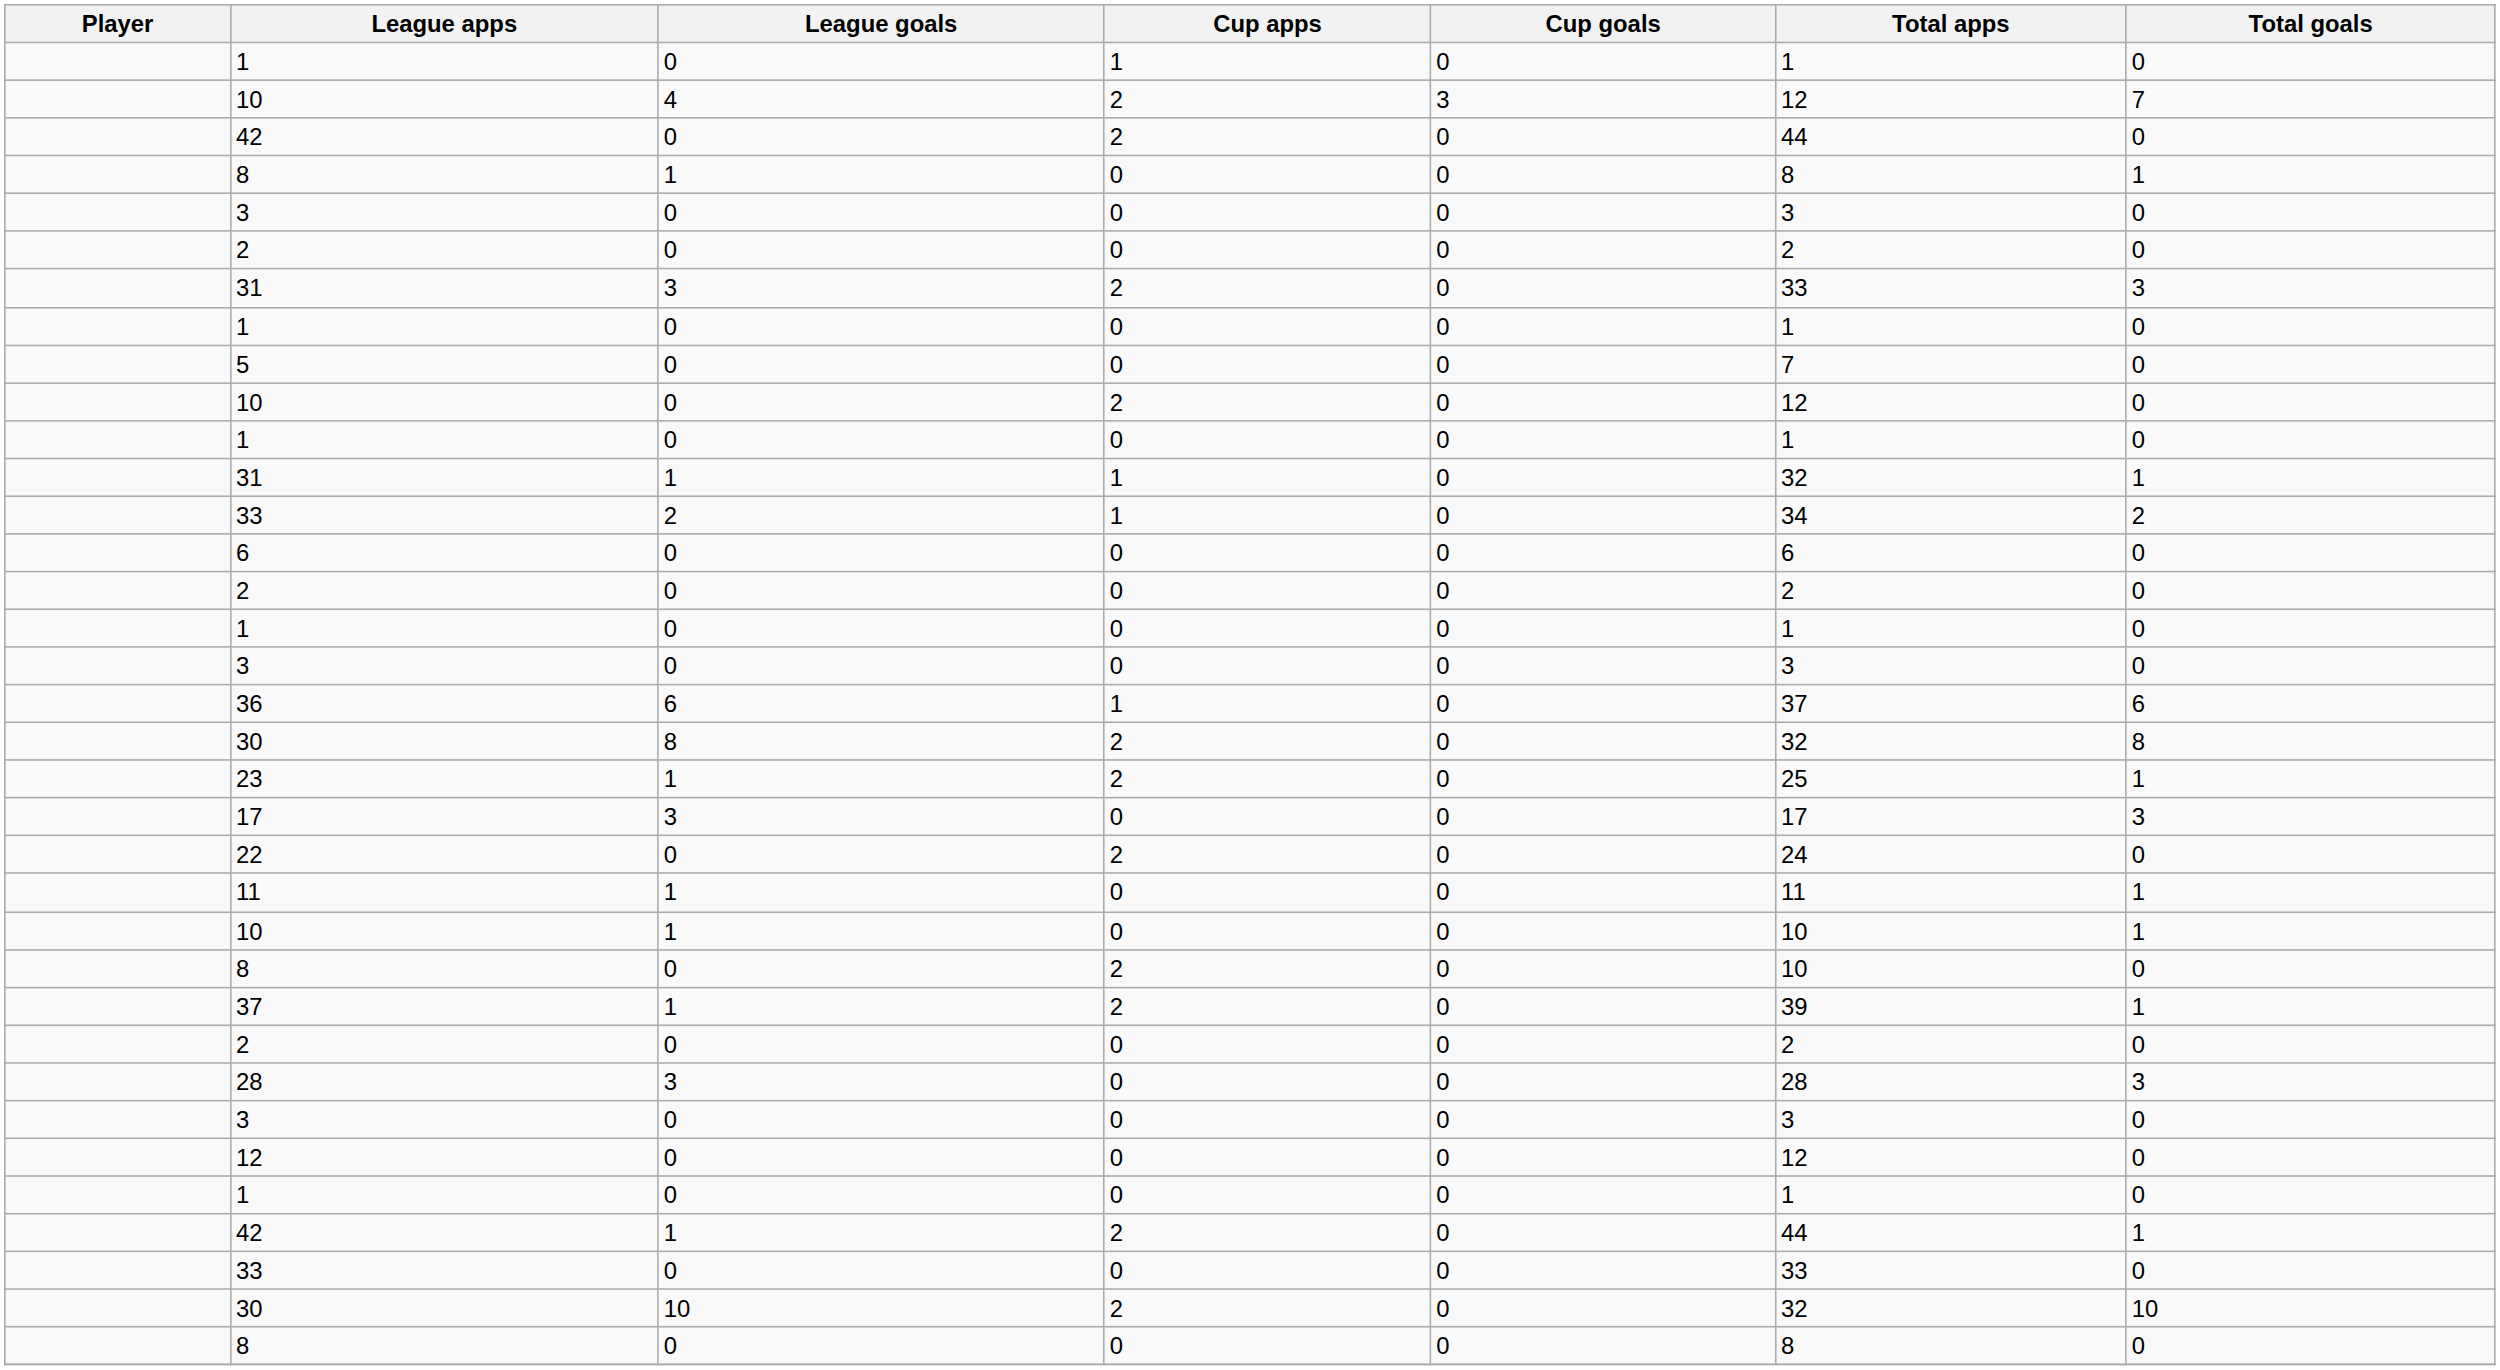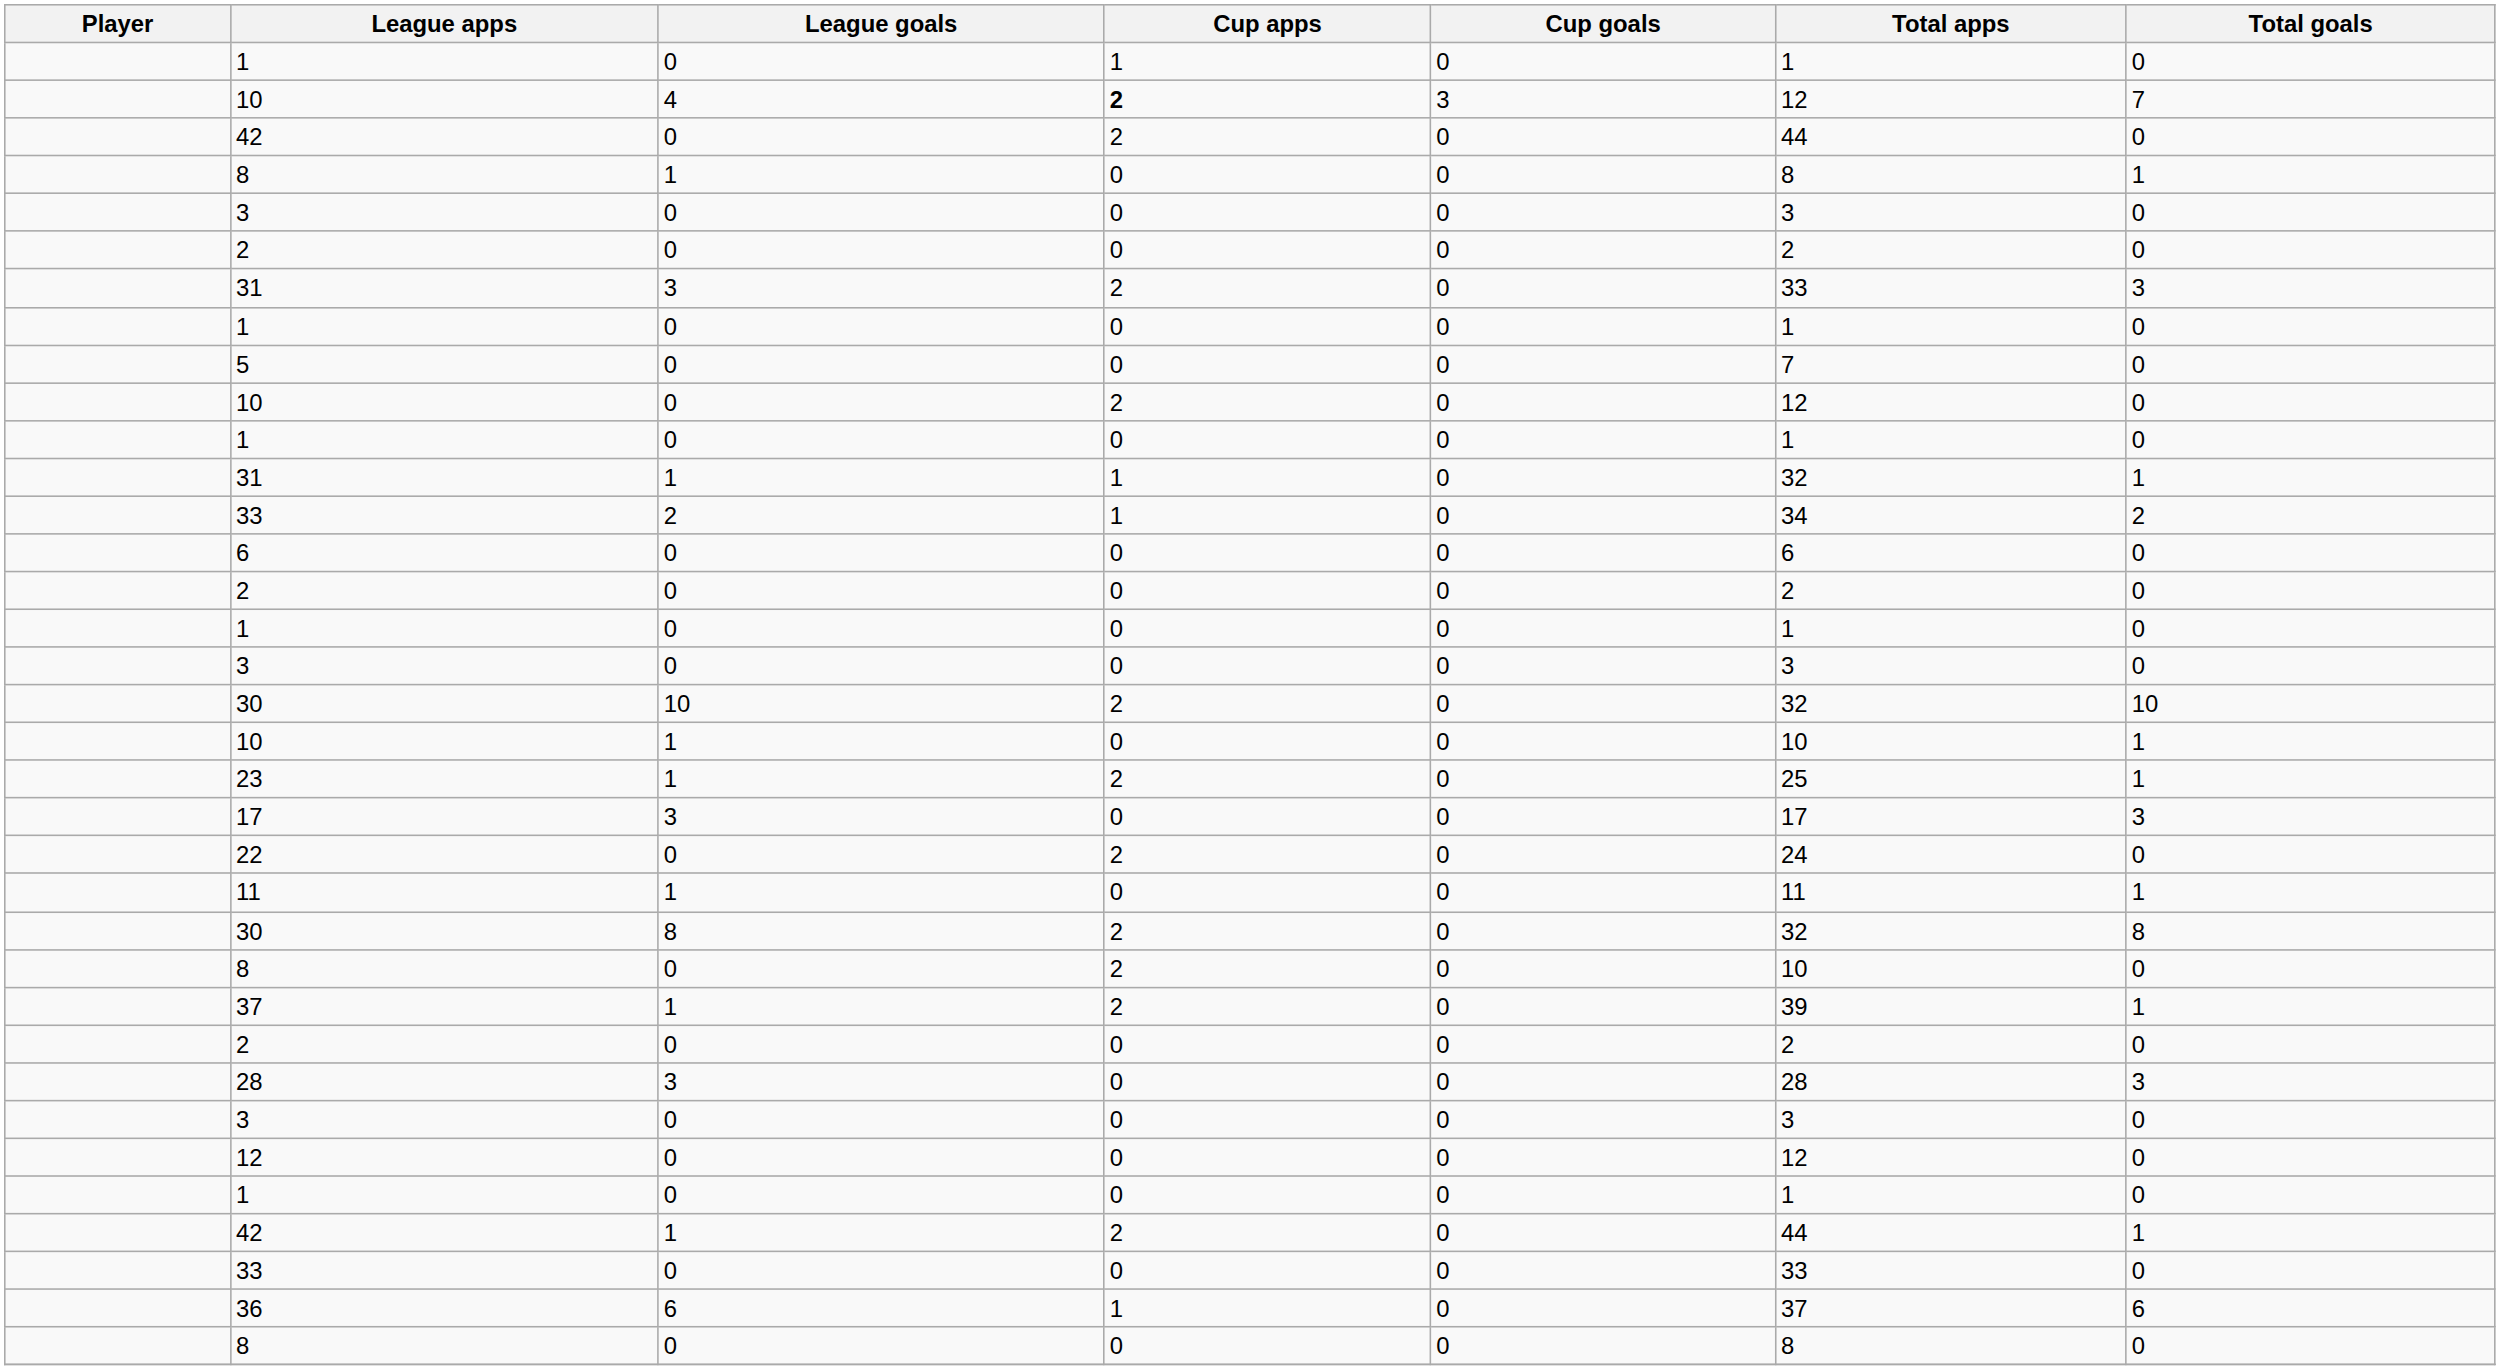(1116, 99) normal -> (1116, 99) bold
rows swapped: (249, 1308) <-> (249, 704)
rows swapped: (249, 931) <-> (249, 742)
